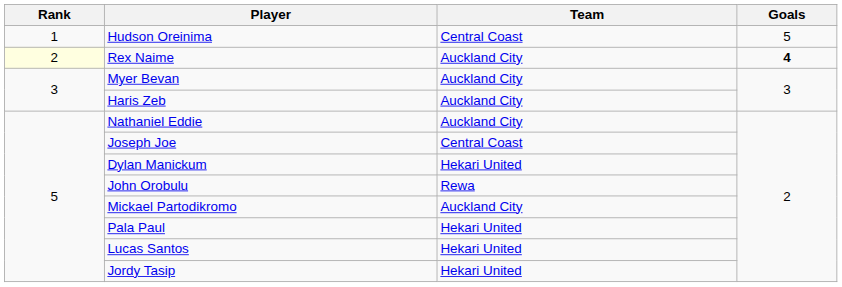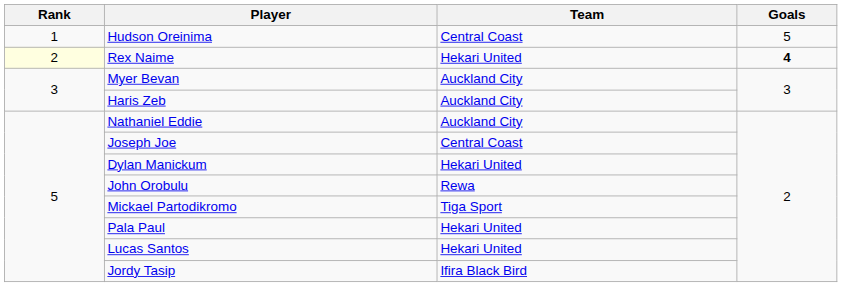(481, 57) Auckland City -> (481, 57) Hekari United
(481, 206) Auckland City -> (471, 206) Tiga Sport
(481, 270) Hekari United -> (484, 270) Ifira Black Bird
